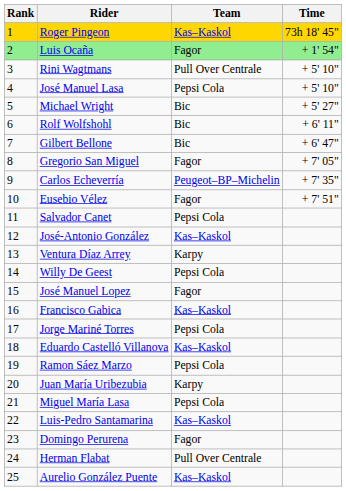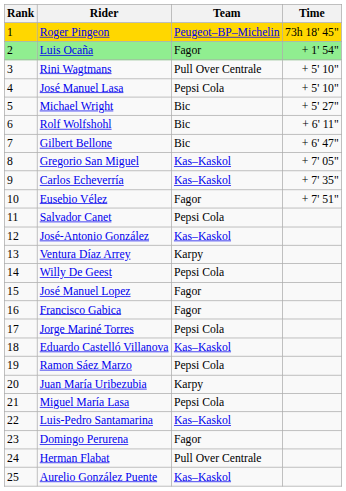(202, 32) Kas–Kaskol -> (227, 32) Peugeot–BP–Michelin
(188, 161) Fagor -> (202, 161) Kas–Kaskol
(227, 180) Peugeot–BP–Michelin -> (202, 180) Kas–Kaskol
(202, 310) Kas–Kaskol -> (188, 310) Fagor
